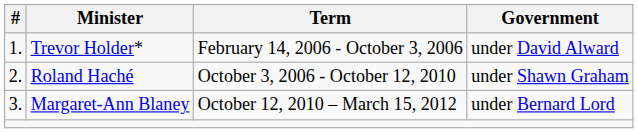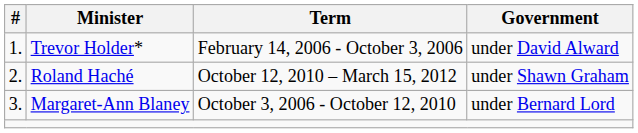(327, 76) October 3, 2006 - October 12, 2010 -> (327, 76) October 12, 2010 – March 15, 2012
(327, 104) October 12, 2010 – March 15, 2012 -> (327, 104) October 3, 2006 - October 12, 2010
